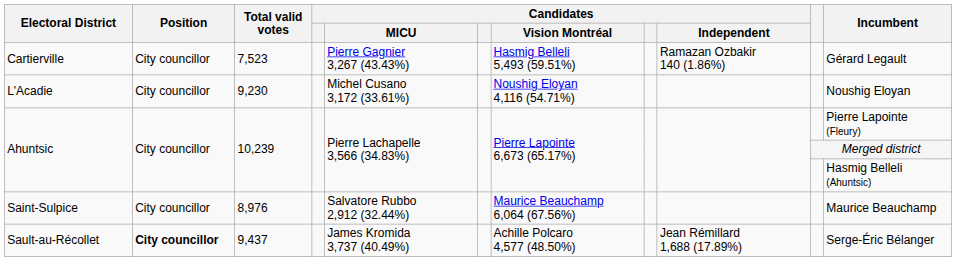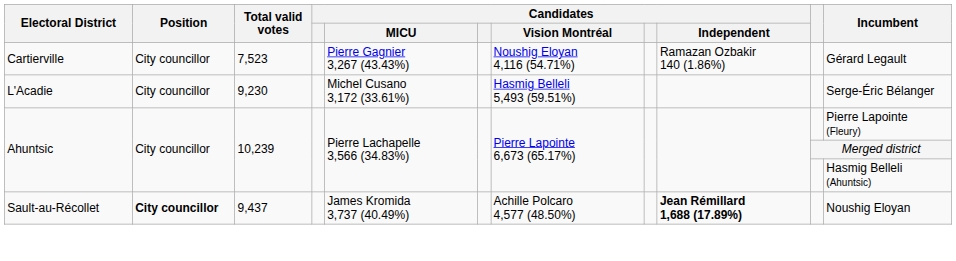(535, 58) Hasmig Belleli 5,493 (59.51%) -> (536, 58) Noushig Eloyan 4,116 (54.71%)
(536, 91) Noushig Eloyan 4,116 (54.71%) -> (535, 91) Hasmig Belleli 5,493 (59.51%)
(868, 91) Noushig Eloyan -> (880, 91) Serge-Éric Bélanger
- row: (42, 207)
(701, 240) normal -> (703, 207) bold
(880, 240) Serge-Éric Bélanger -> (868, 207) Noushig Eloyan
